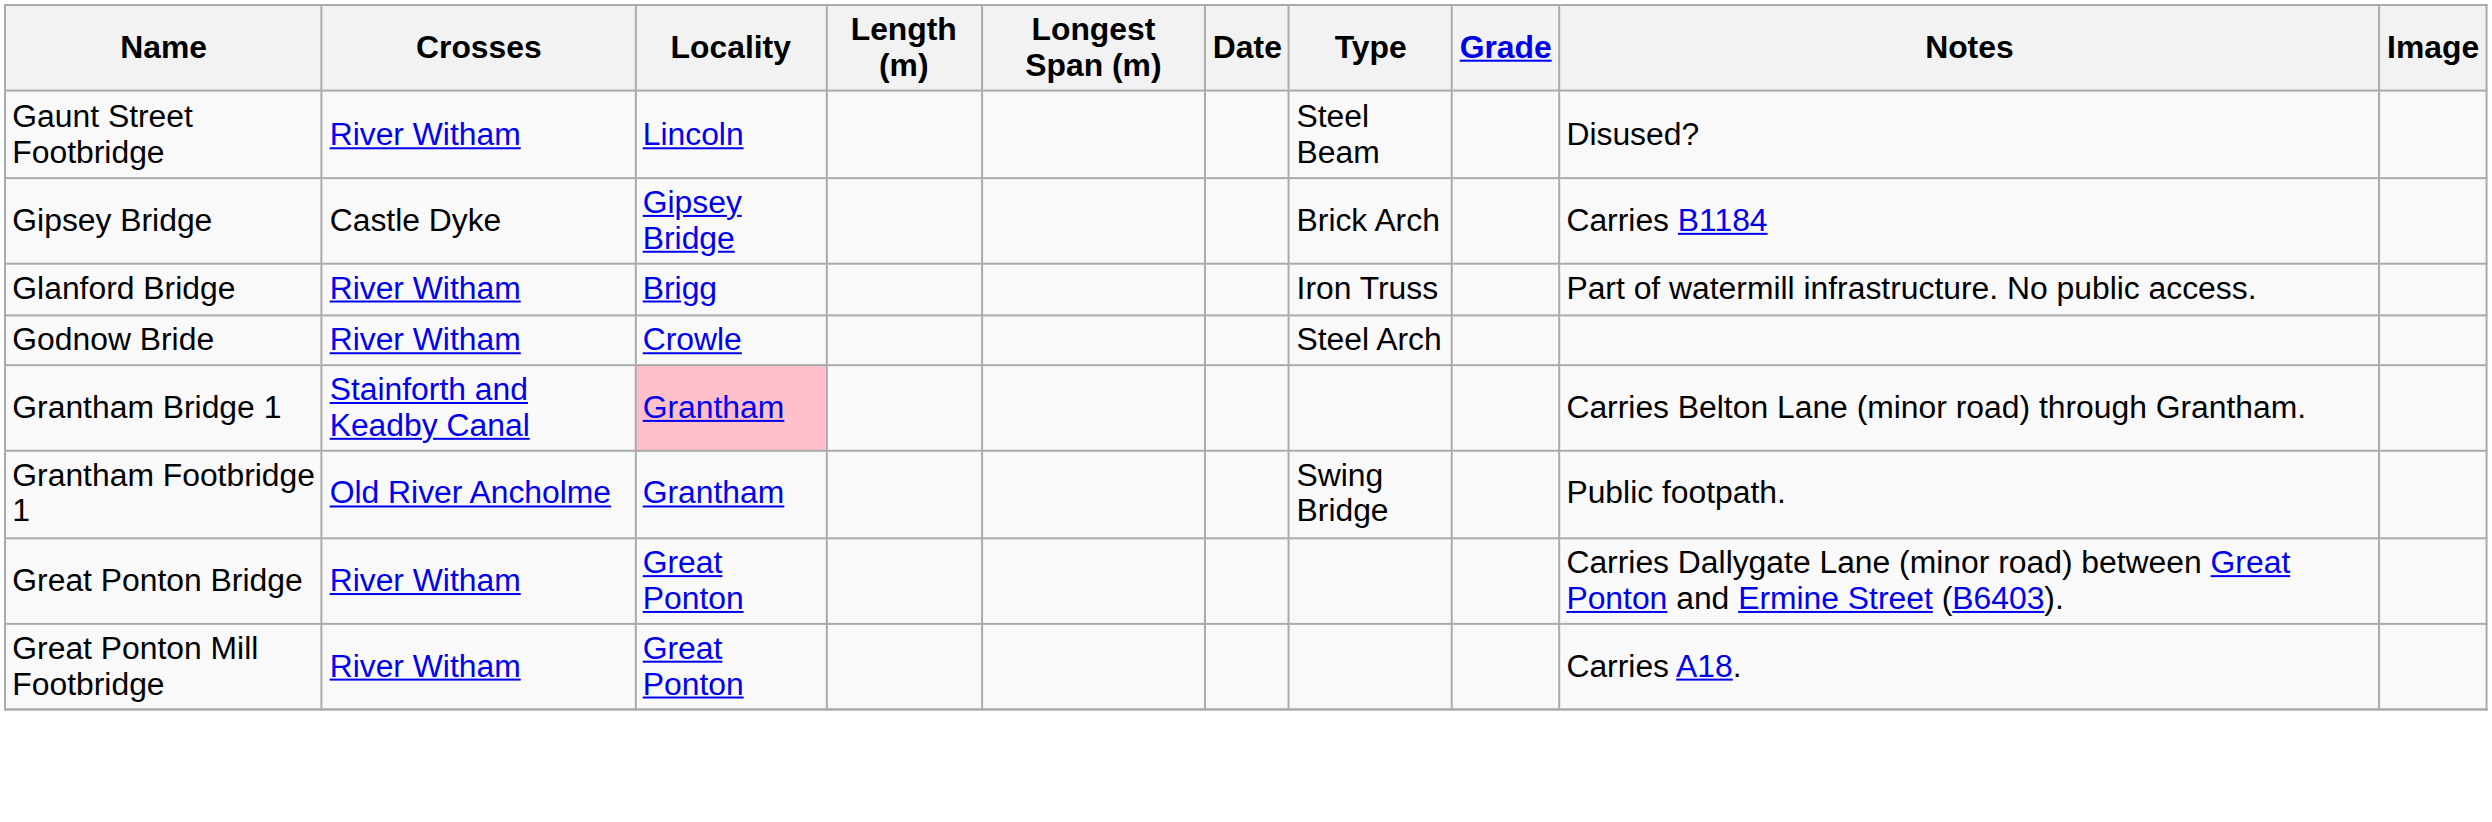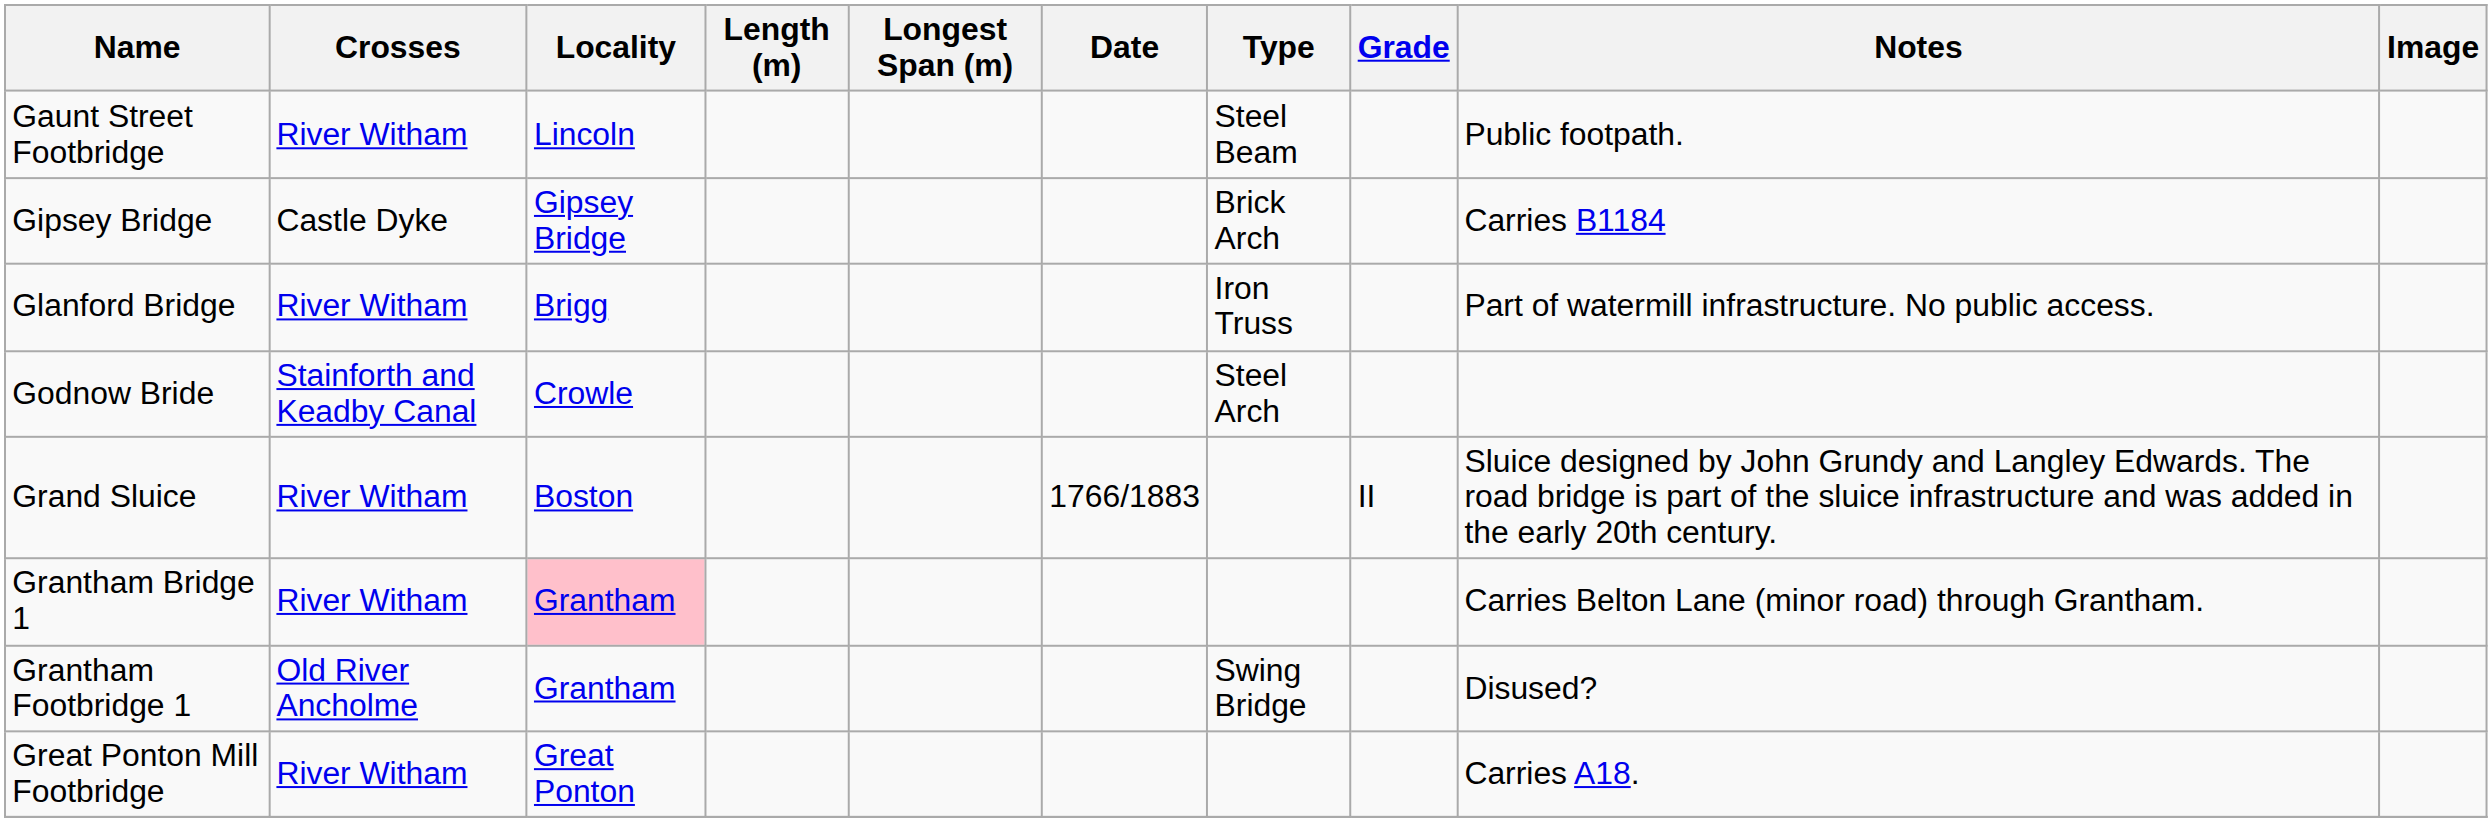(1633, 133) Disused? -> (1574, 133) Public footpath.
(425, 339) River Witham -> (376, 392) Stainforth and Keadby Canal
+ row: (104, 497)
(430, 407) Stainforth and Keadby Canal -> (372, 601) River Witham
(1676, 493) Public footpath. -> (1531, 687) Disused?
- row: (157, 580)
